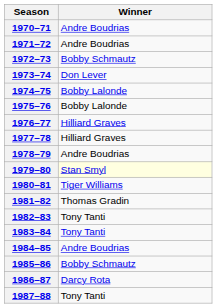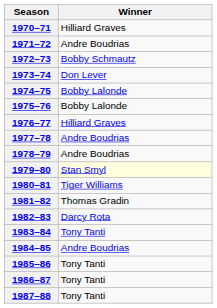(95, 28) Andre Boudrias -> (93, 28) Hilliard Graves
(93, 138) Hilliard Graves -> (95, 138) Andre Boudrias
(83, 216) Tony Tanti -> (86, 216) Darcy Rota
(98, 264) Bobby Schmautz -> (83, 264) Tony Tanti
(86, 279) Darcy Rota -> (83, 279) Tony Tanti
